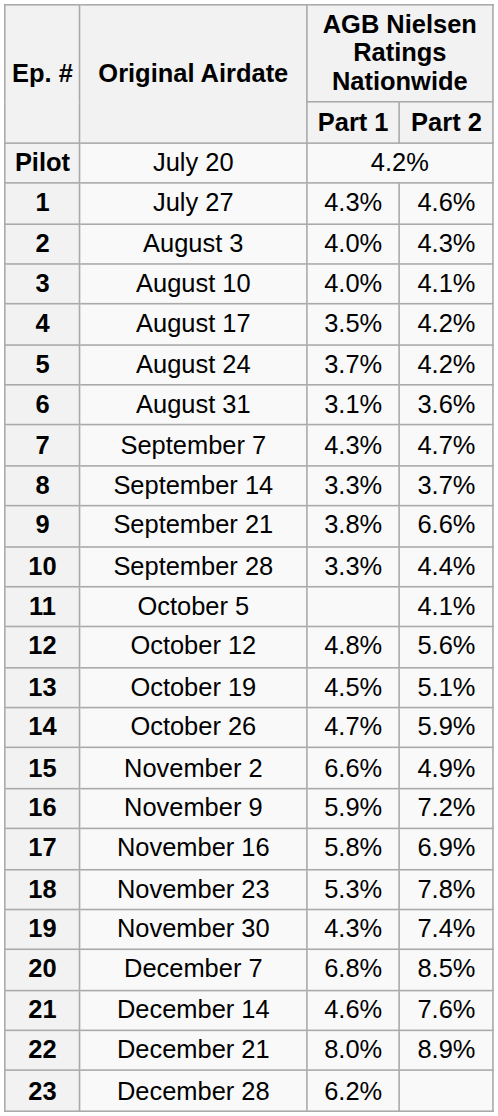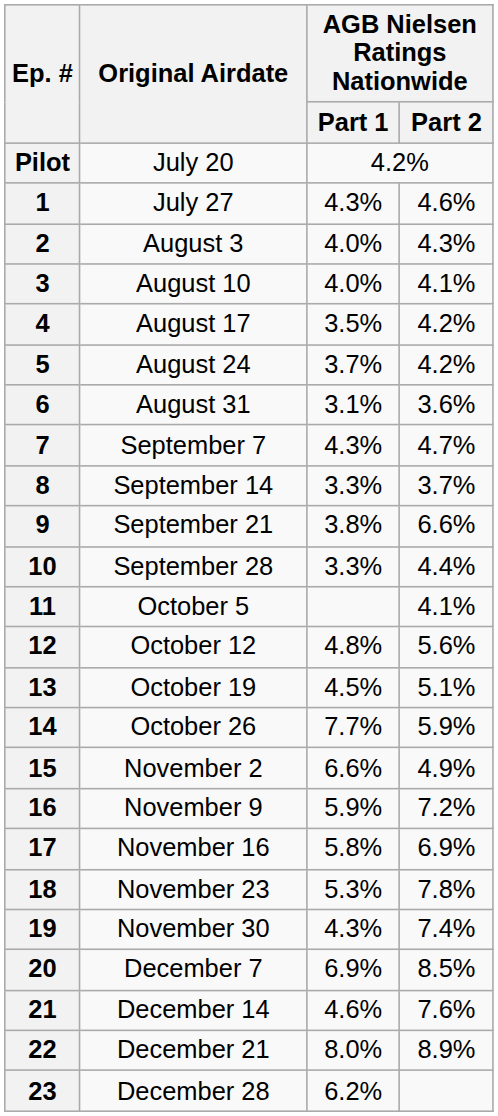(353, 727) 4.7% -> (353, 727) 7.7%
(353, 969) 6.8% -> (353, 969) 6.9%
